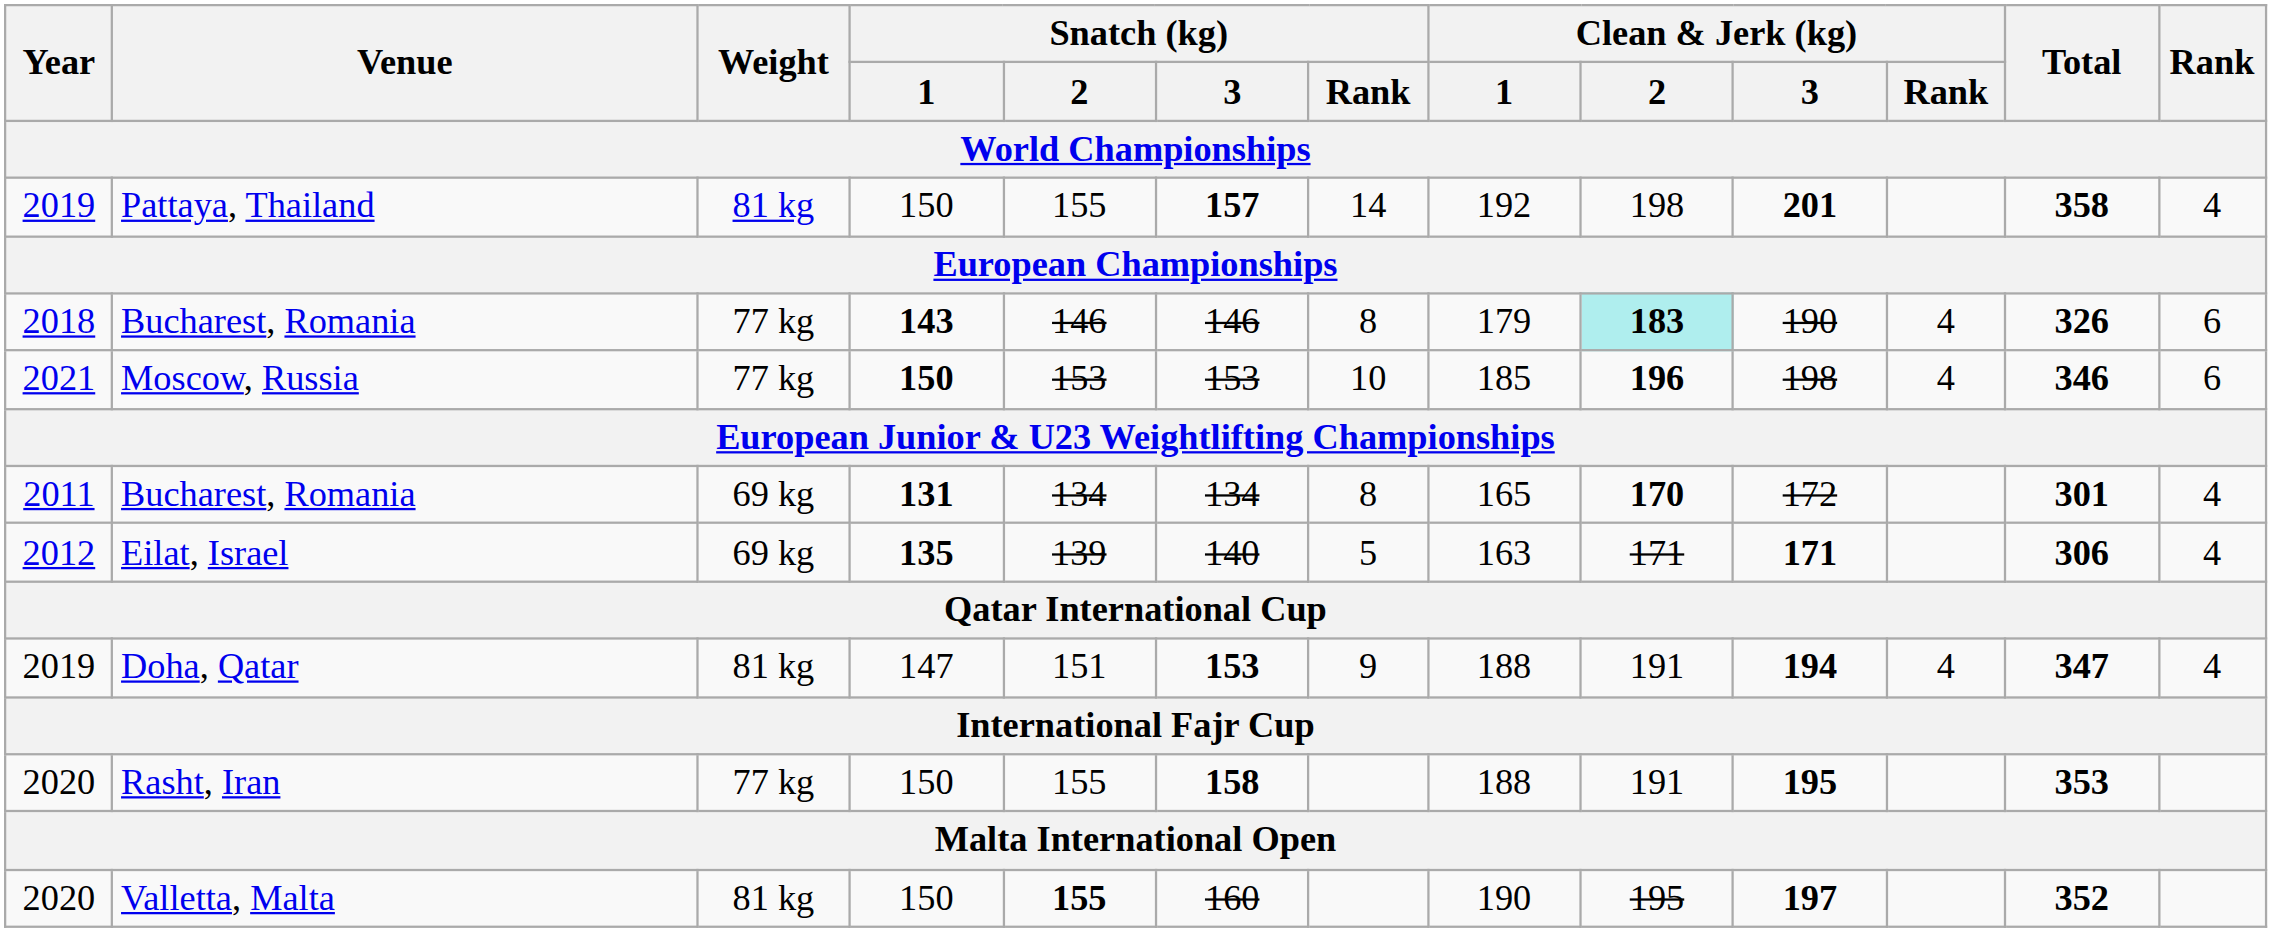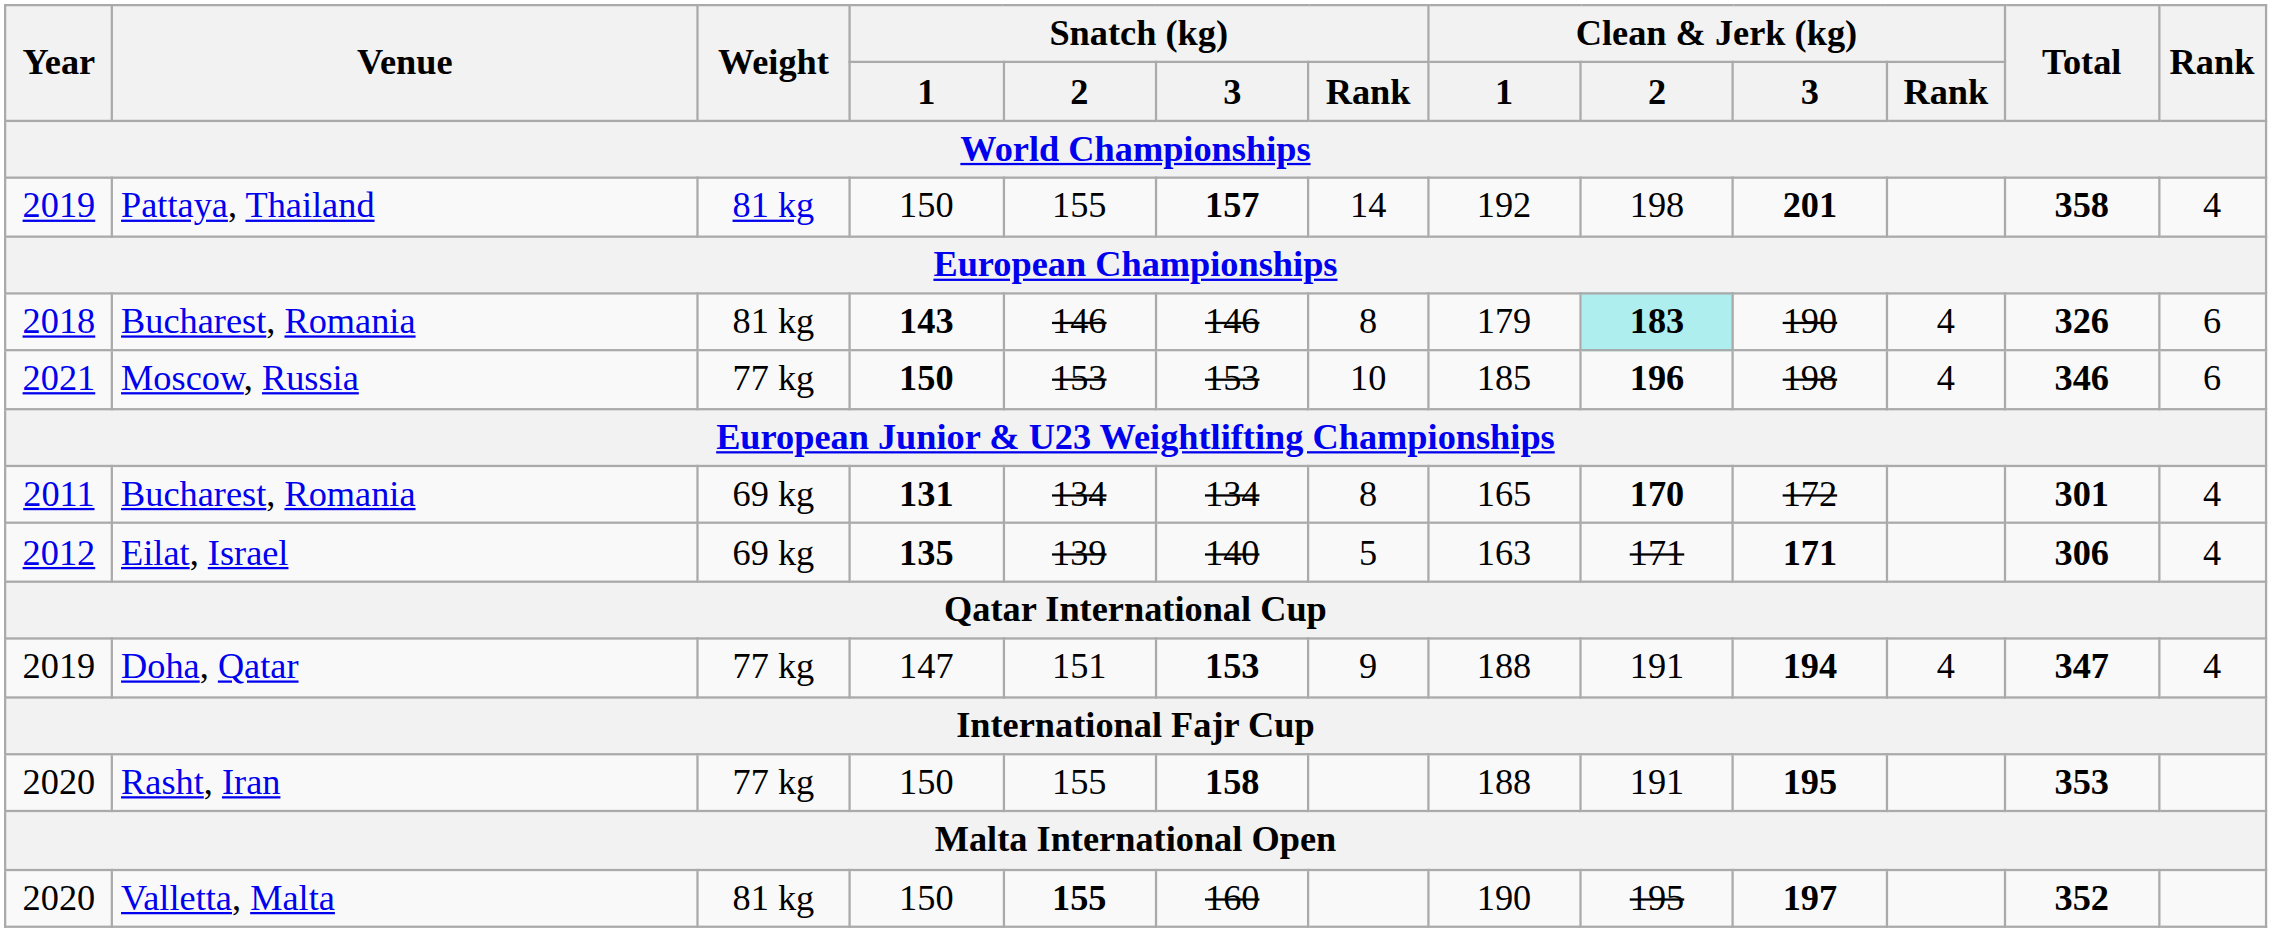(773, 321) 77 kg -> (773, 321) 81 kg
(773, 666) 81 kg -> (773, 666) 77 kg
